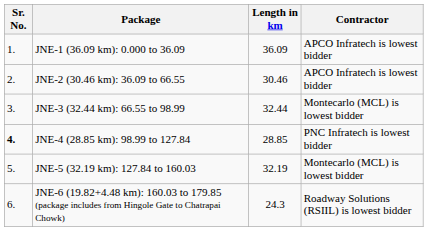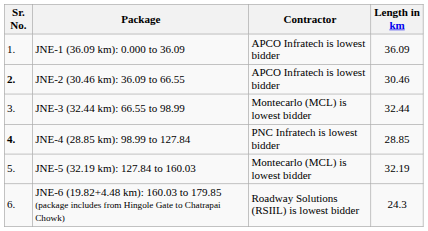columns swapped: (275, 19) <-> (362, 19)
(11, 79) normal -> (11, 79) bold
